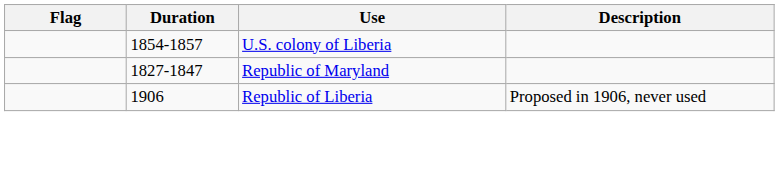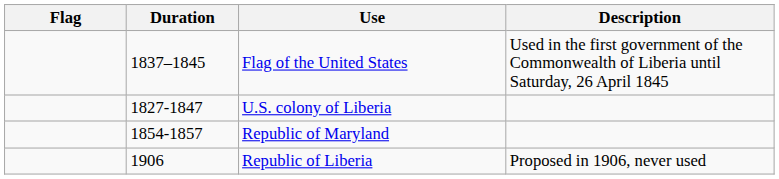+ row: (325, 62)
(166, 44) 1854-1857 -> (166, 107) 1827-1847
(166, 70) 1827-1847 -> (166, 134) 1854-1857
